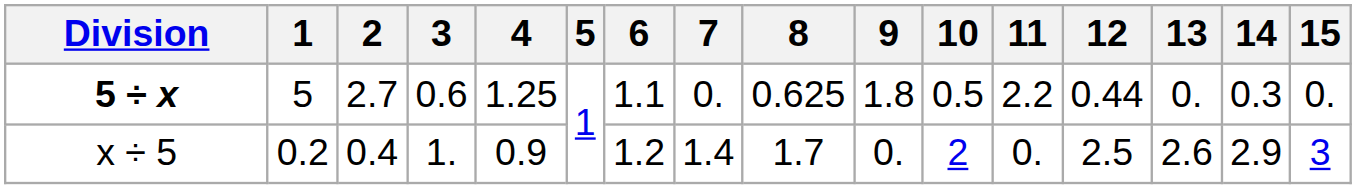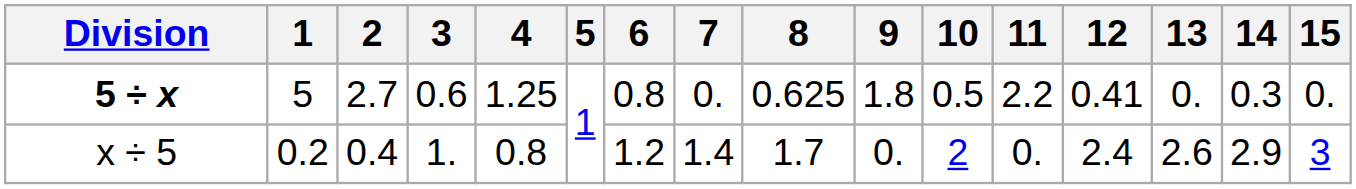(639, 93) 1.1 -> (639, 93) 0.8
(1107, 93) 0.44 -> (1107, 93) 0.41
(521, 152) 0.9 -> (521, 152) 0.8
(1107, 152) 2.5 -> (1107, 152) 2.4
